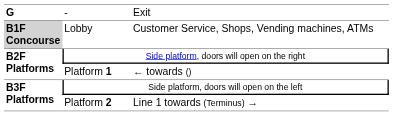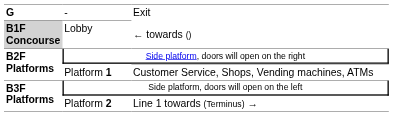(253, 28) Customer Service, Shops, Vending machines, ATMs -> (162, 34) ← towards ()
(162, 71) ← towards () -> (253, 72) Customer Service, Shops, Vending machines, ATMs
